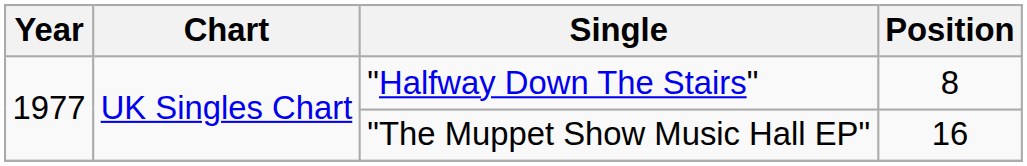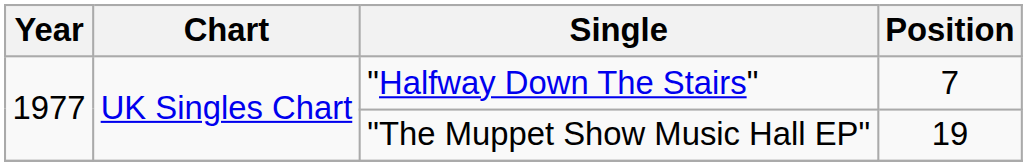(950, 82) 8 -> (950, 82) 7
(950, 134) 16 -> (950, 134) 19
